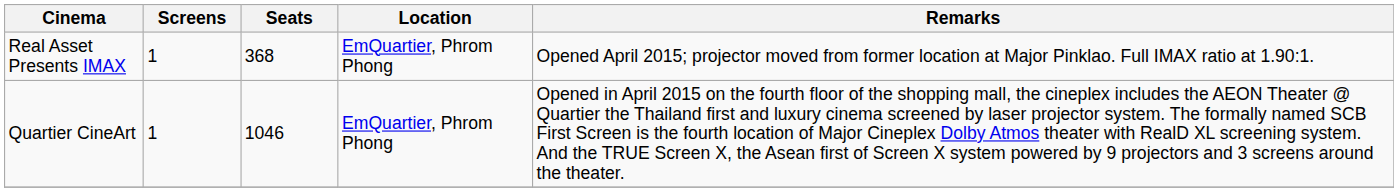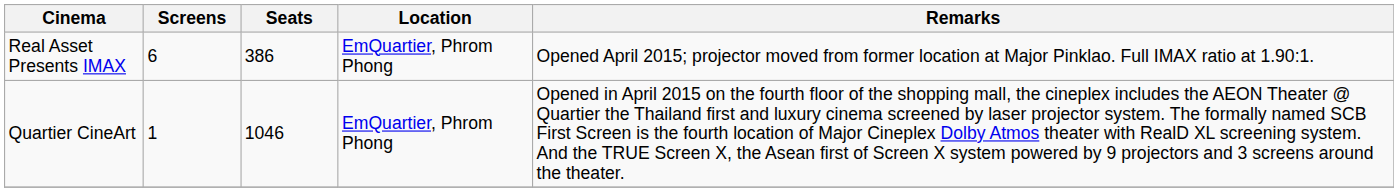(152, 56) 1 -> (152, 56) 6
(259, 56) 368 -> (259, 56) 386
